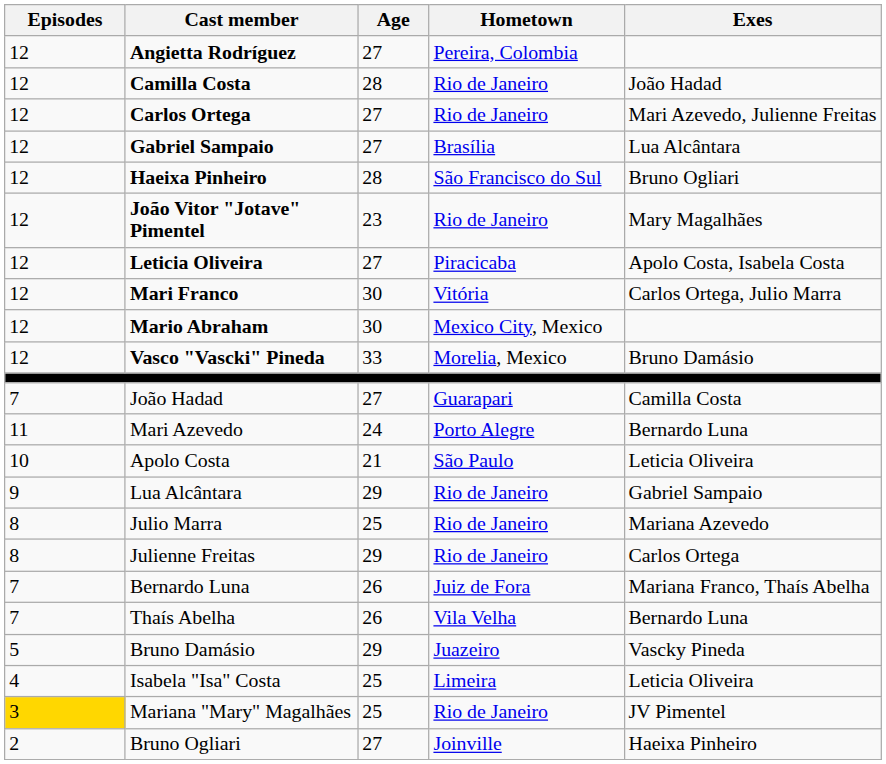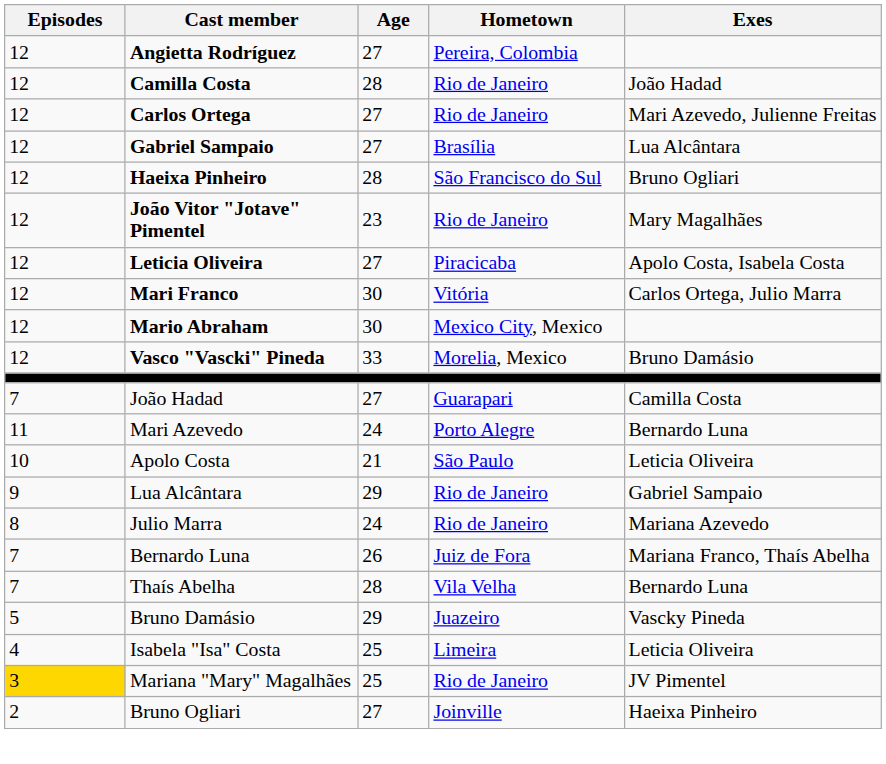(372, 523) 25 -> (372, 523) 24
- row: (192, 555)
(372, 618) 26 -> (372, 586) 28
